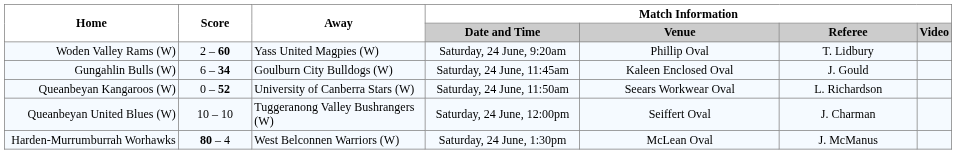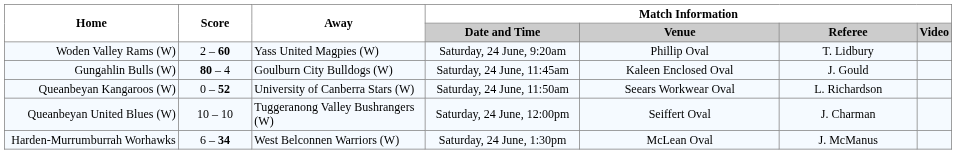(215, 70) 6 – 34 -> (215, 70) 80 – 4
(215, 139) 80 – 4 -> (215, 139) 6 – 34
